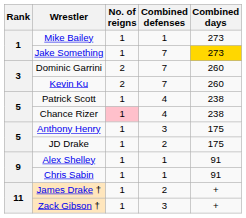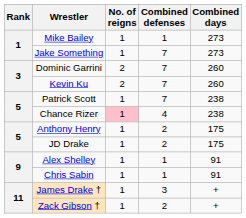(216, 53) gold background -> (216, 53) no background
(164, 99) 4 -> (164, 99) 7
(164, 129) 3 -> (164, 129) 2
(164, 190) 2 -> (164, 190) 3
(164, 205) 3 -> (164, 205) 2
